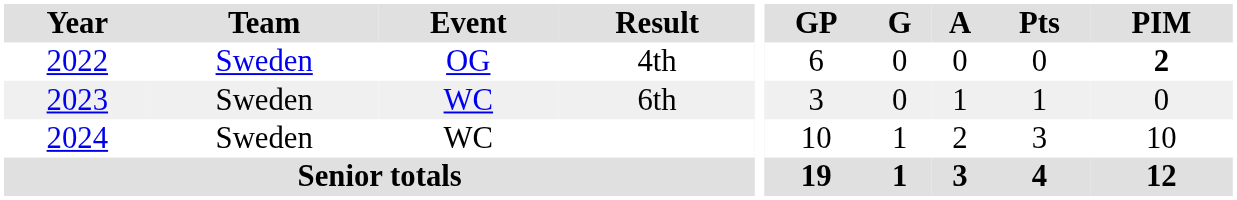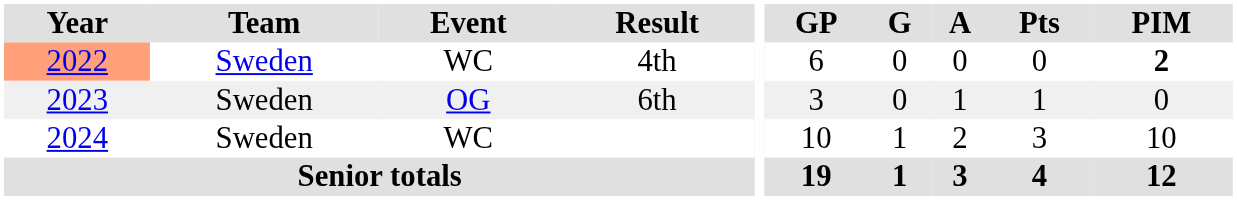(77, 61) no background -> (77, 61) lightsalmon background
(468, 61) OG -> (468, 61) WC
(468, 99) WC -> (468, 99) OG
